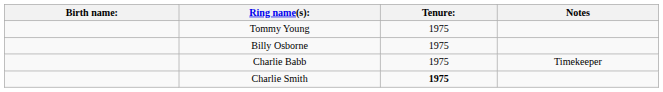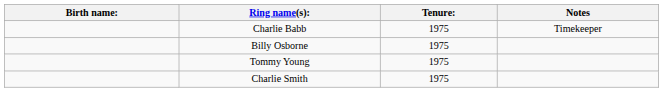rows swapped: (280, 28) <-> (280, 62)
(439, 78) bold -> (439, 78) normal
